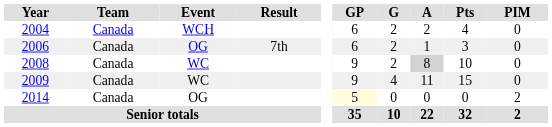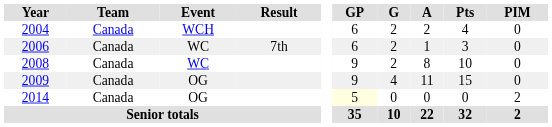(198, 46) OG -> (198, 46) WC
(427, 63) lightgrey background -> (427, 63) no background
(198, 80) WC -> (198, 80) OG
